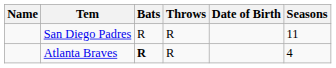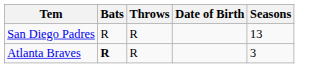- column: (23, 14)
(293, 33) 11 -> (256, 33) 13
(290, 53) 4 -> (253, 53) 3
